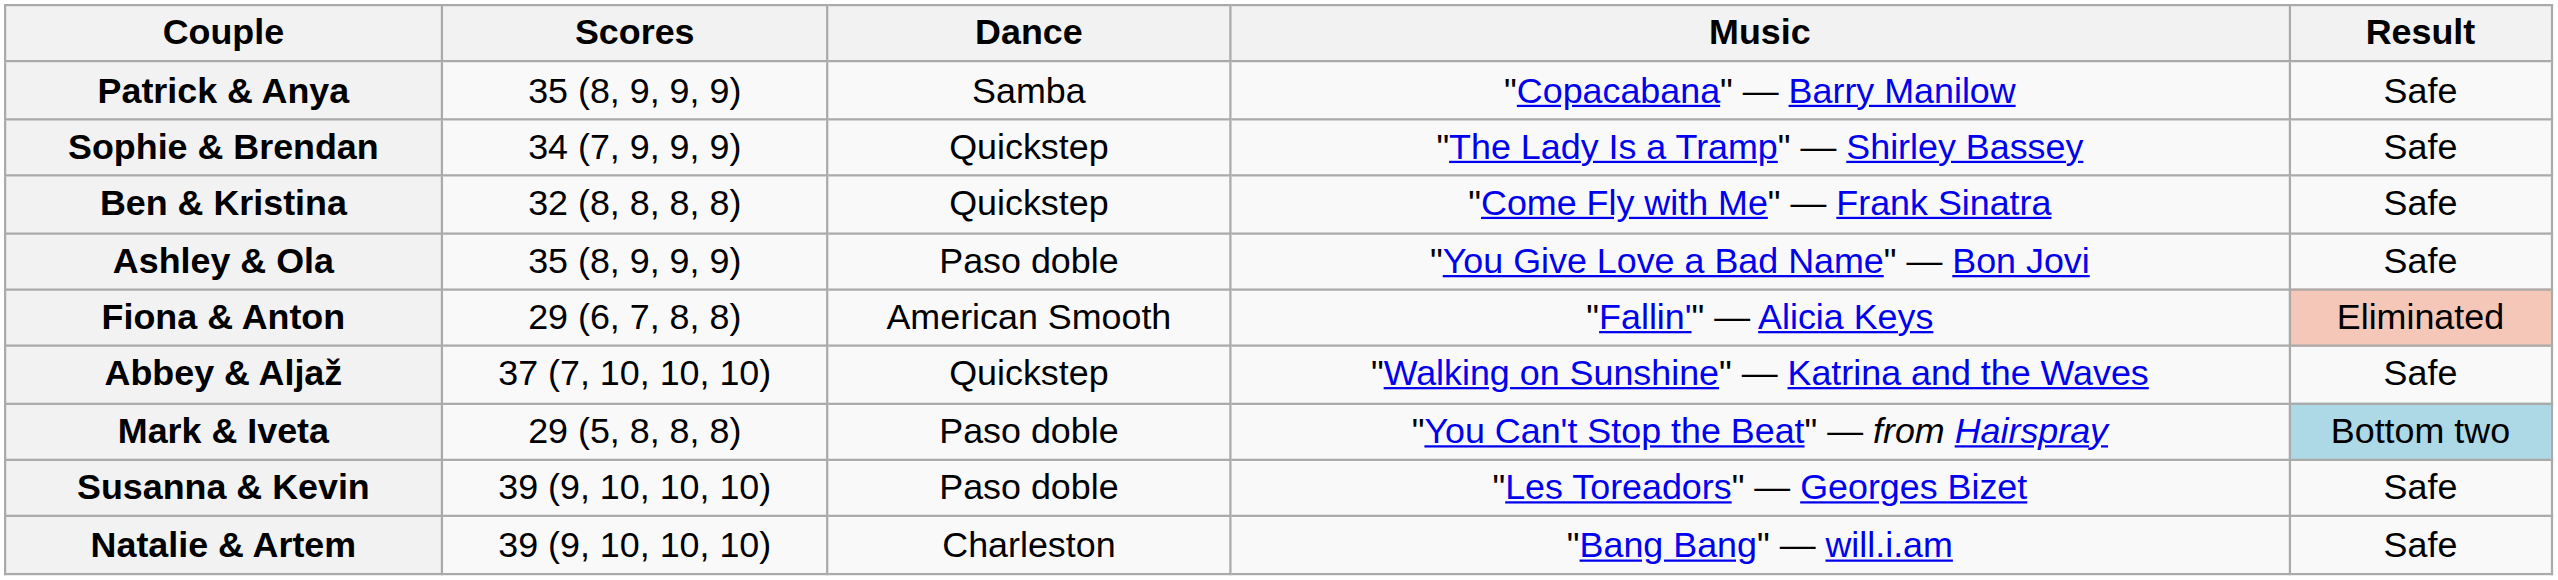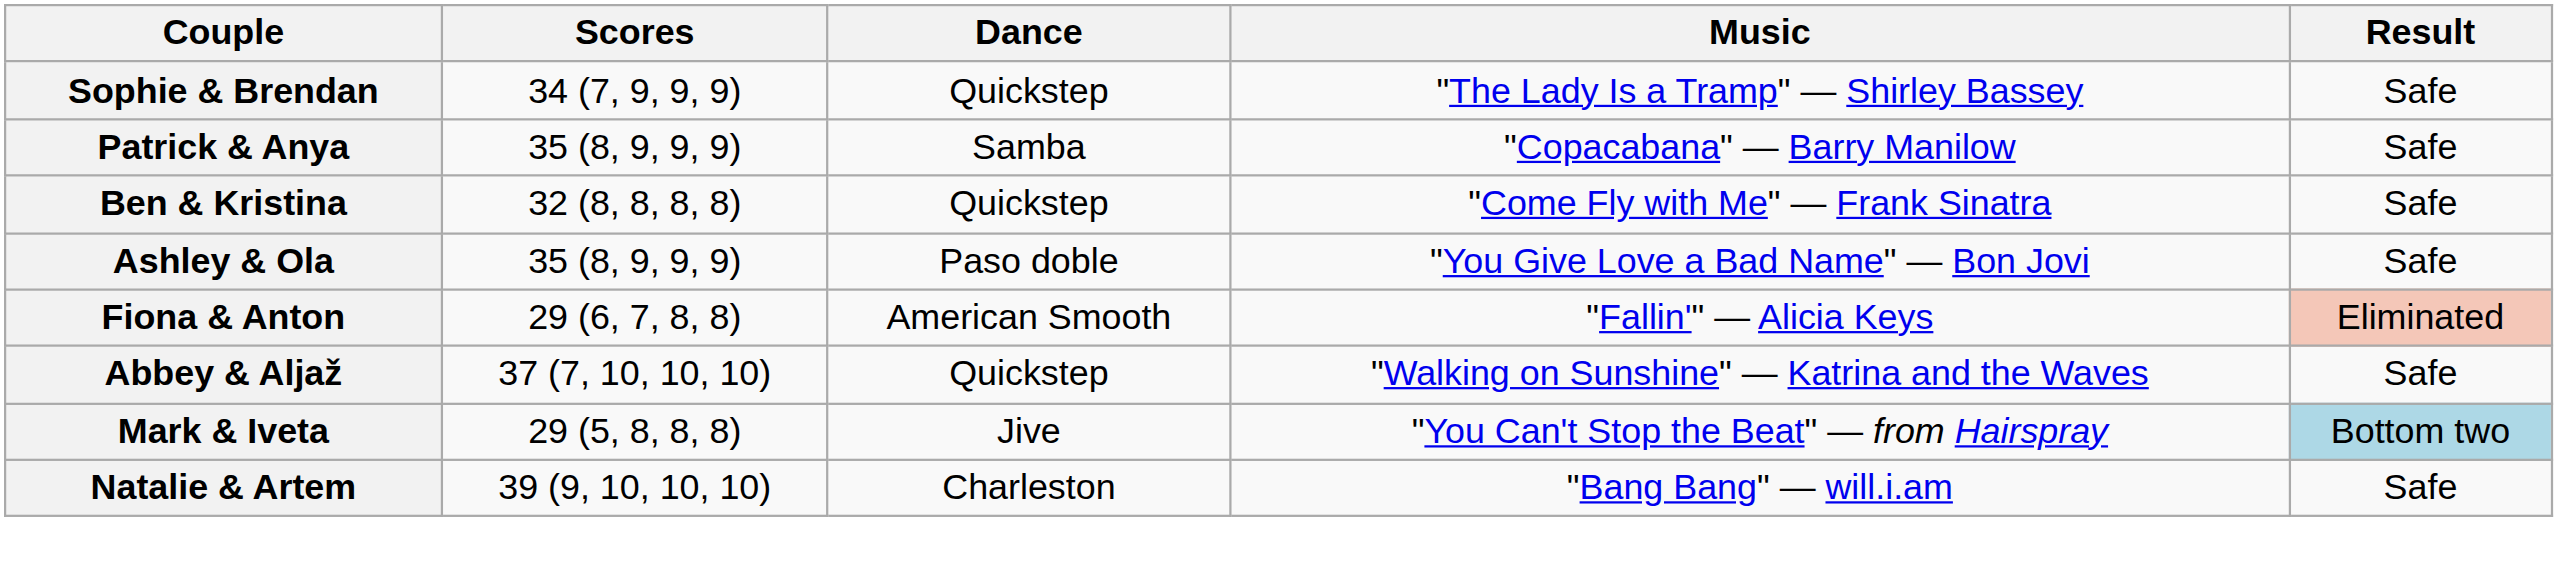rows swapped: (223, 146) <-> (223, 89)
(1029, 430) Paso doble -> (1029, 430) Jive
- row: (223, 487)
